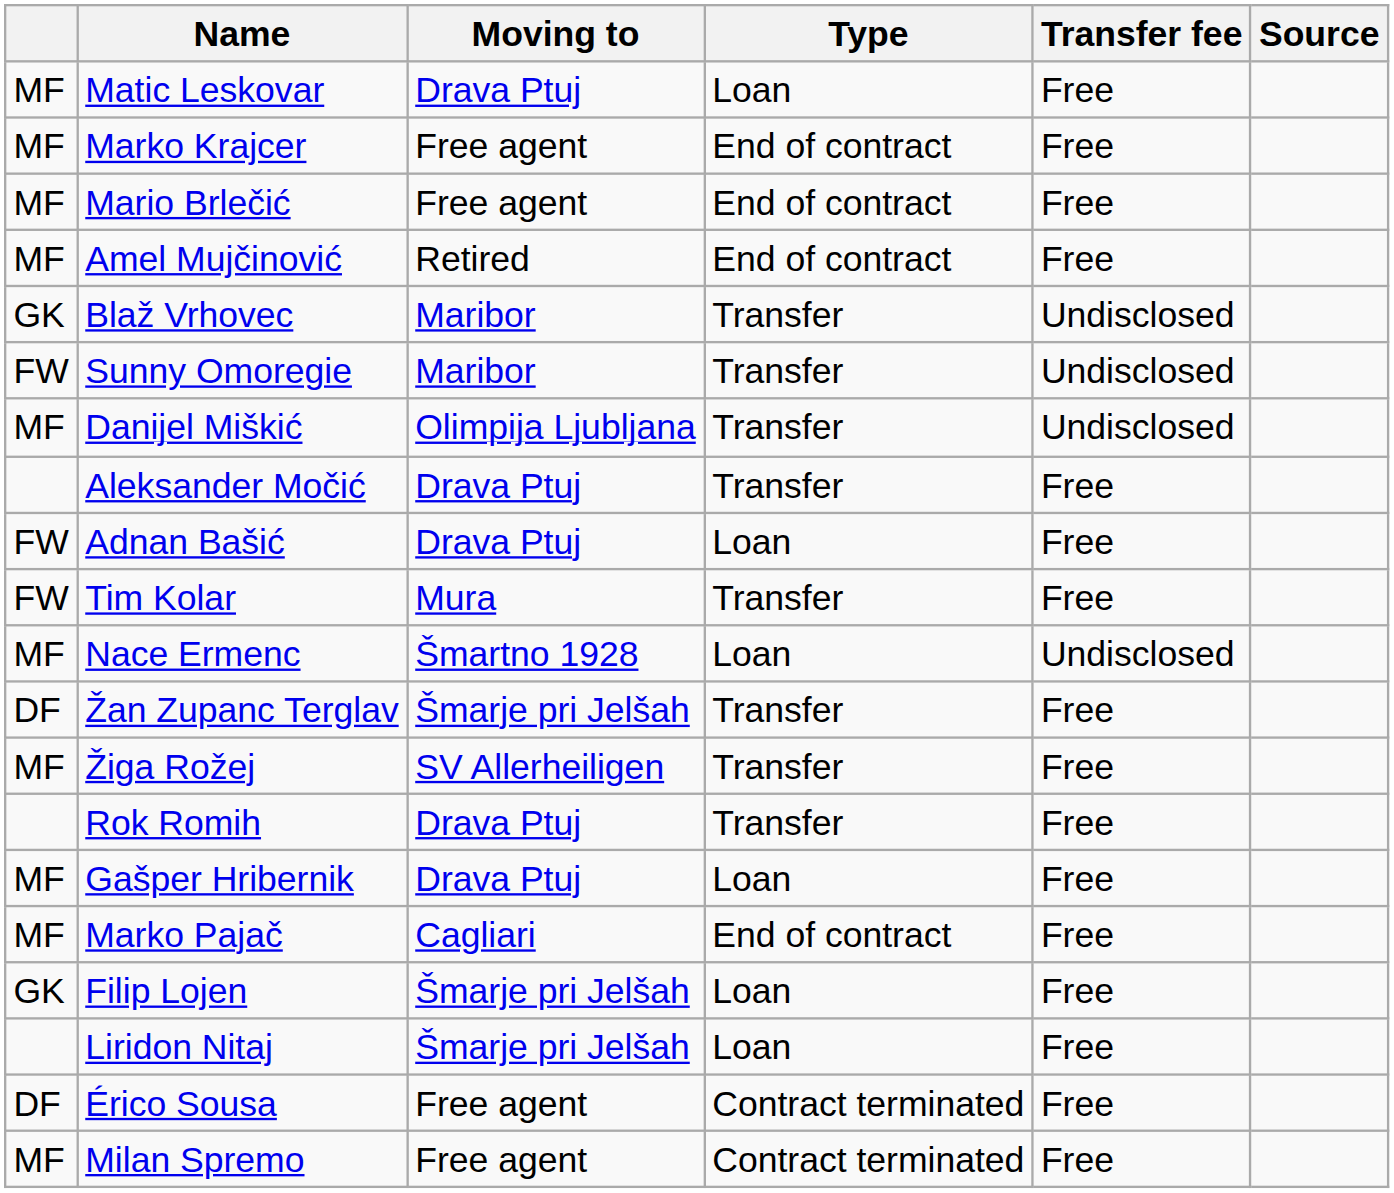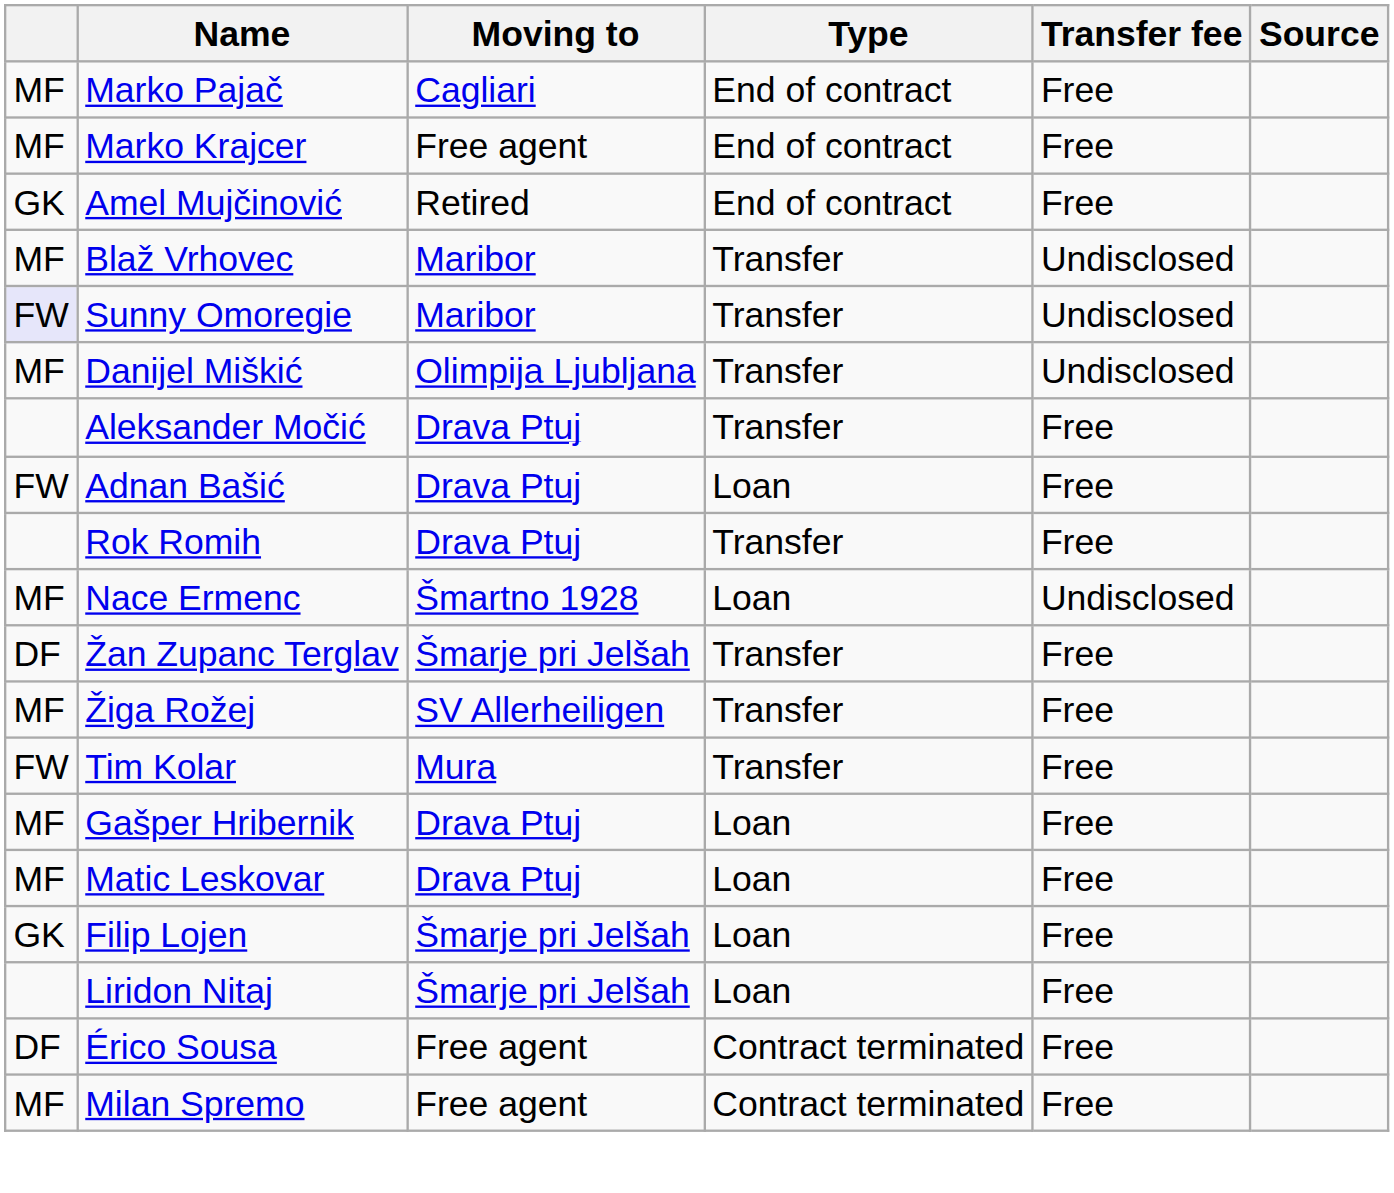rows swapped: (184, 934) <-> (205, 90)
- row: (188, 202)
(39, 259) MF -> (39, 202) GK
(39, 315) GK -> (39, 259) MF
(41, 371) no background -> (41, 315) lavender background
rows swapped: (173, 822) <-> (161, 597)
